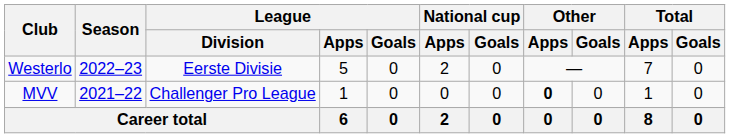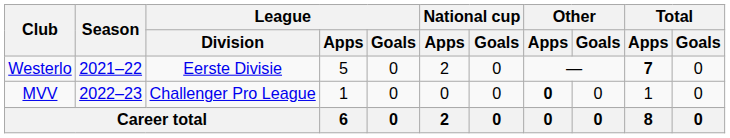(111, 68) 2022–23 -> (111, 68) 2021–22
(648, 68) normal -> (648, 68) bold
(111, 94) 2021–22 -> (111, 94) 2022–23
